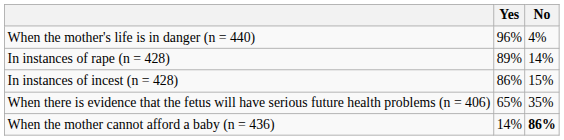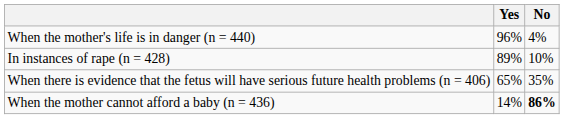(541, 59) 14% -> (541, 59) 10%
- row: (93, 80)
